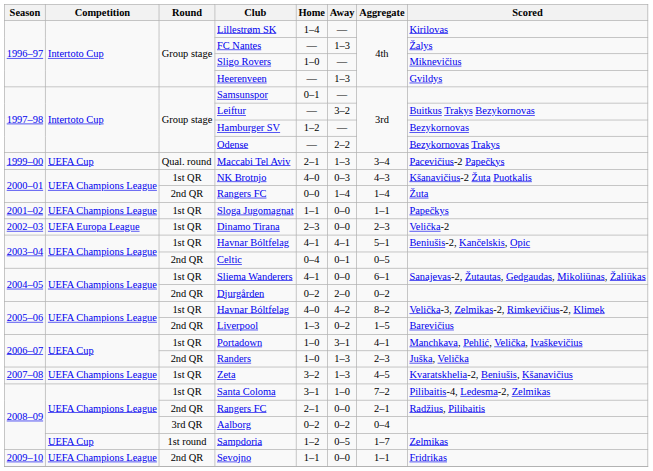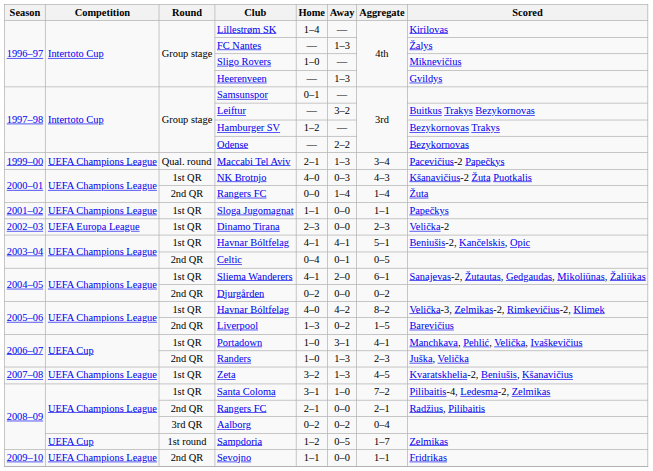(439, 128) Bezykornovas -> (455, 128) Bezykornovas Trakys
(455, 144) Bezykornovas Trakys -> (439, 144) Bezykornovas
(71, 161) UEFA Cup -> (102, 161) UEFA Champions League
(342, 276) 0–0 -> (342, 276) 2–0
(342, 293) 2–0 -> (342, 293) 0–0
